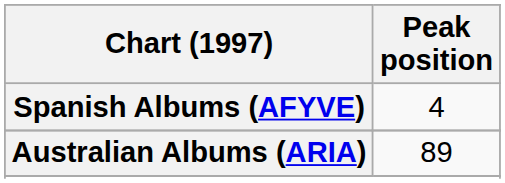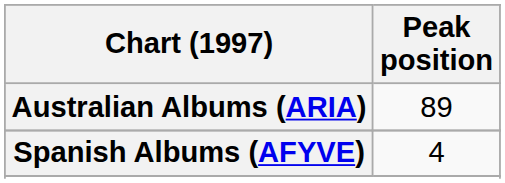rows swapped: (189, 152) <-> (189, 106)
